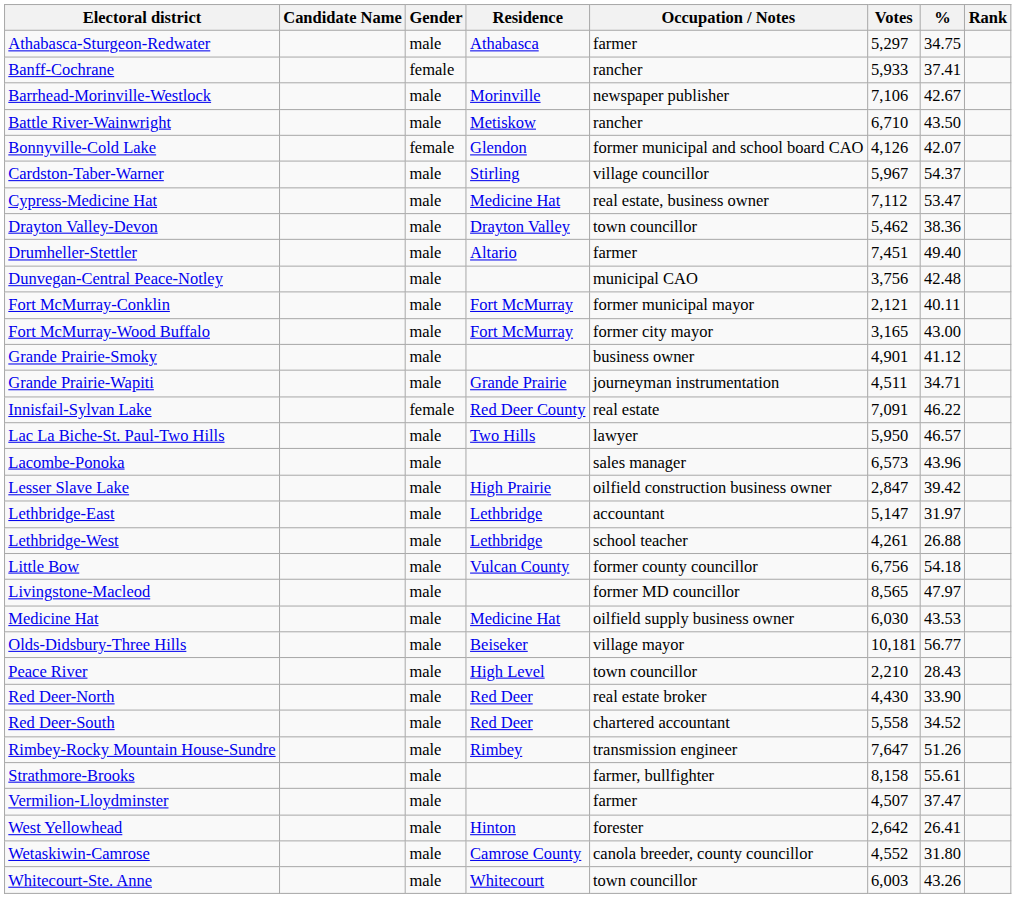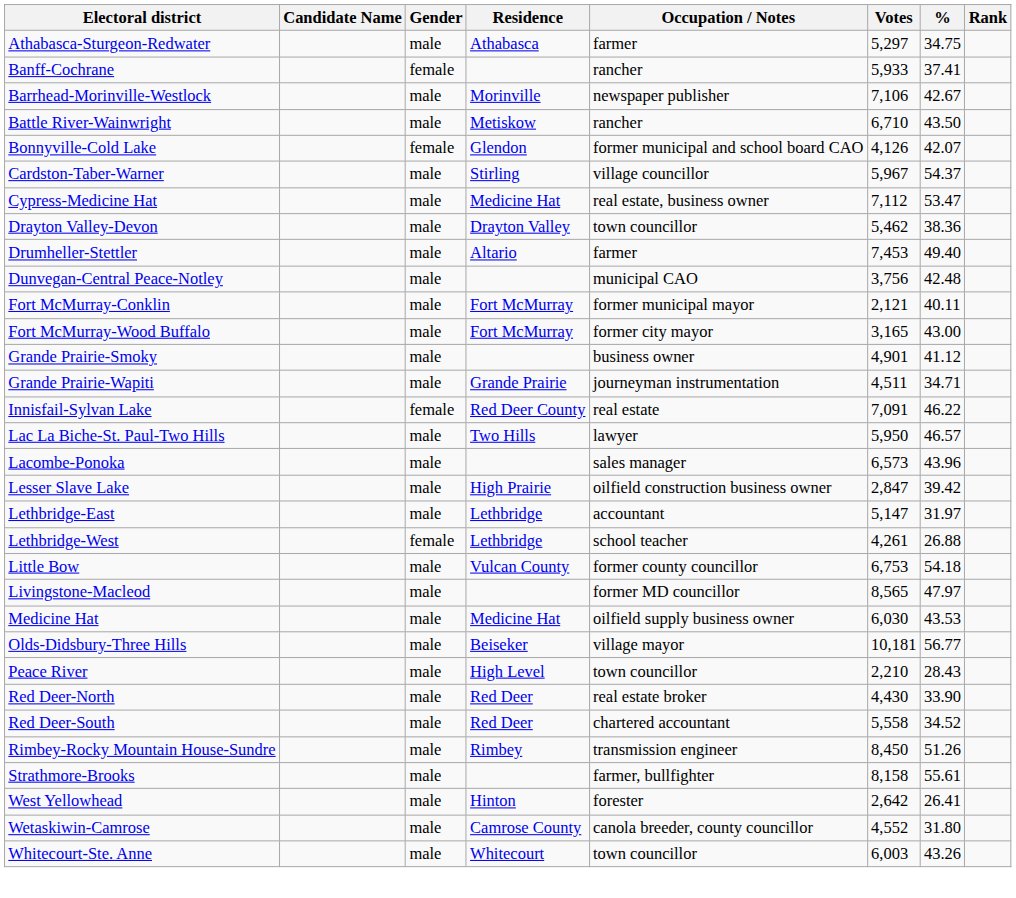(890, 252) 7,451 -> (890, 252) 7,453
(425, 540) male -> (432, 540) female
(890, 566) 6,756 -> (890, 566) 6,753
(890, 749) 7,647 -> (890, 749) 8,450
- row: (88, 801)
